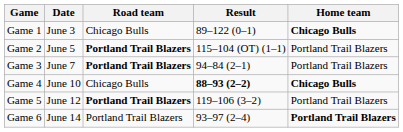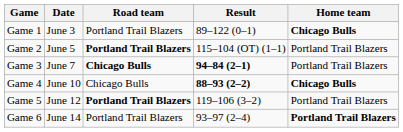(117, 30) Chicago Bulls -> (134, 30) Portland Trail Blazers
(138, 65) Portland Trail Blazers -> (118, 65) Chicago Bulls
(223, 65) normal -> (223, 65) bold
